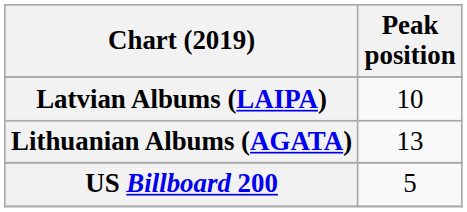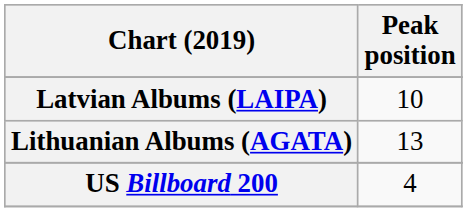(410, 183) 5 -> (410, 183) 4
